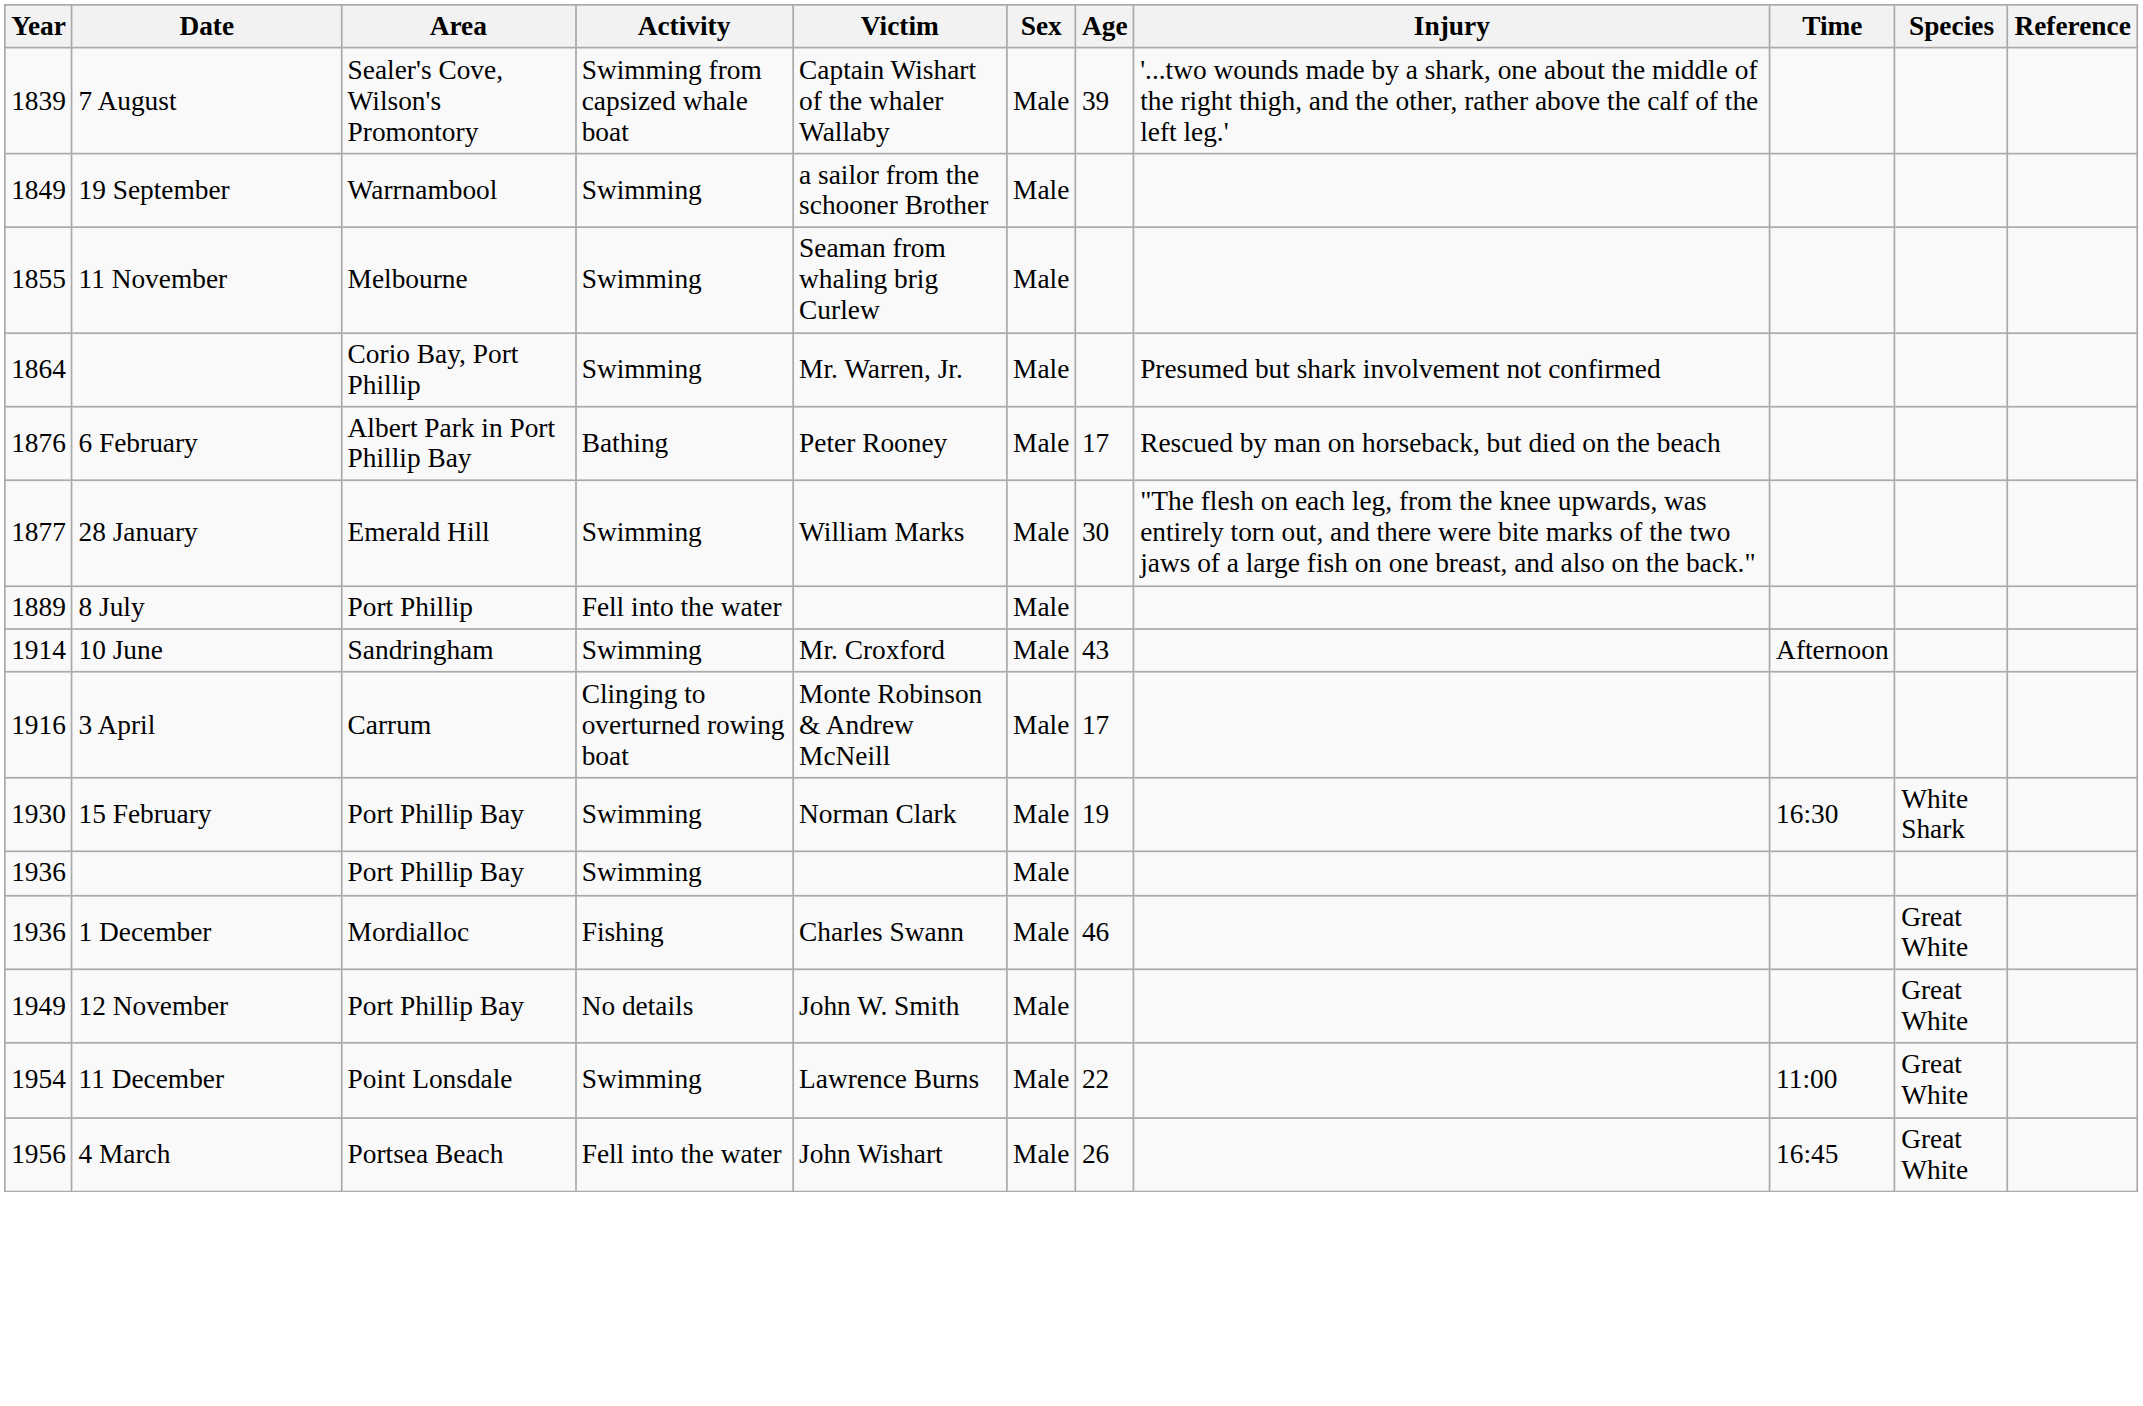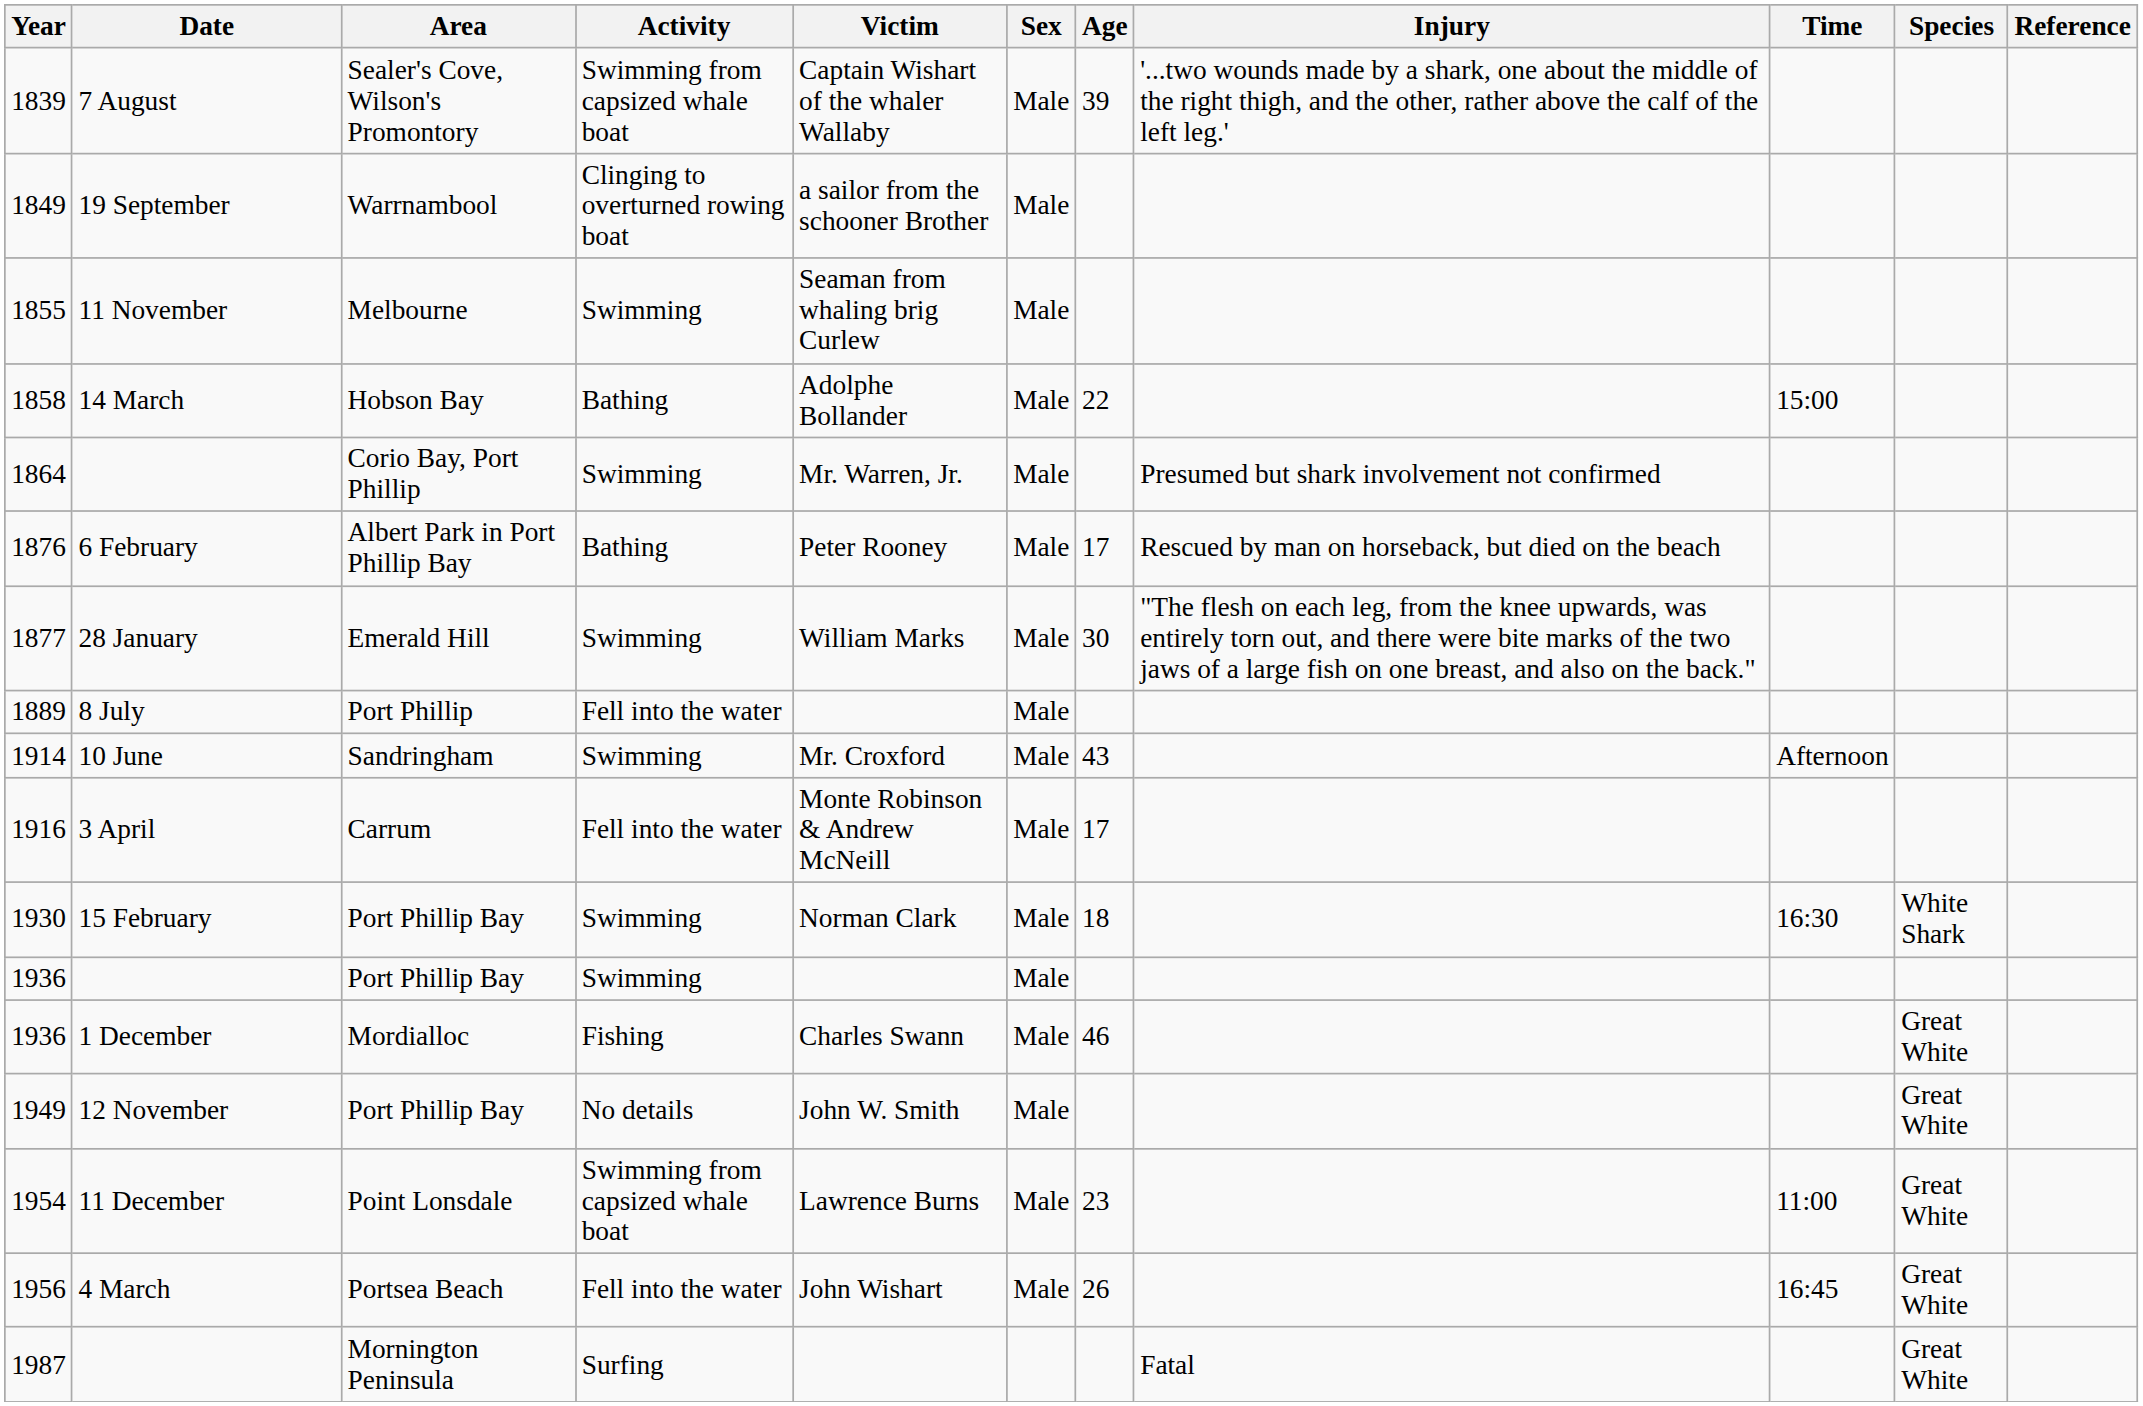(642, 189) Swimming -> (683, 205) Clinging to overturned rowing boat
+ row: (39, 399)
(683, 724) Clinging to overturned rowing boat -> (682, 829) Fell into the water
(1096, 814) 19 -> (1096, 919) 18
(642, 1079) Swimming -> (672, 1200) Swimming from capsized whale boat
(1096, 1079) 22 -> (1096, 1200) 23
+ row: (39, 1364)
